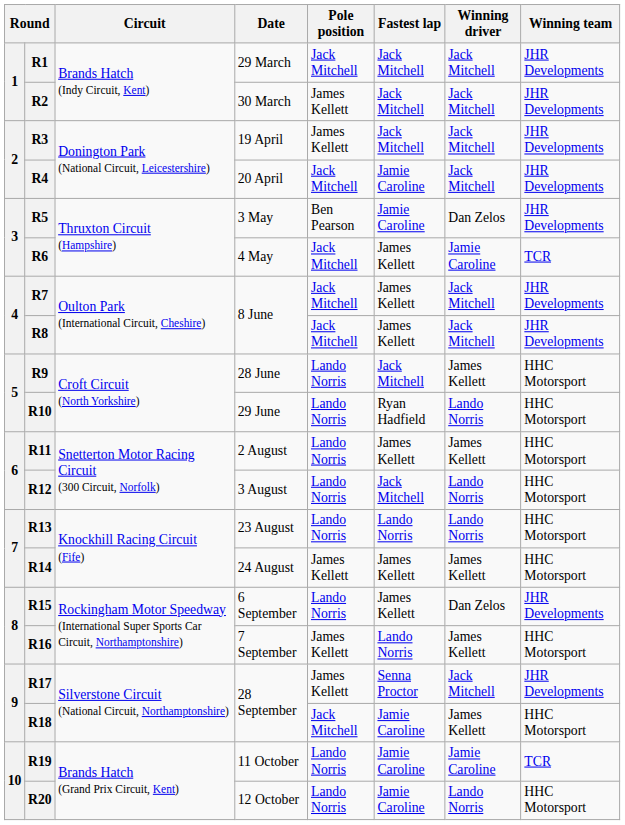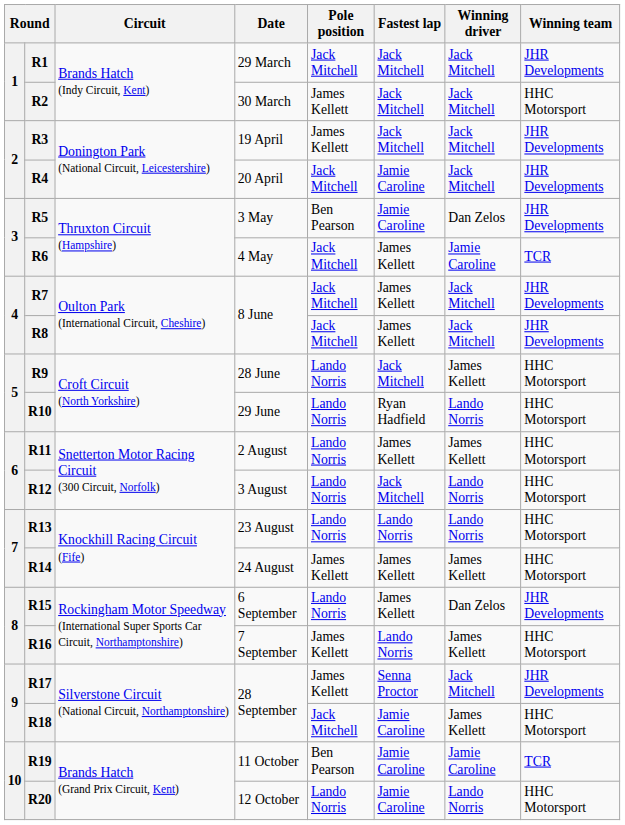(564, 101) JHR Developments -> (555, 101) HHC Motorsport
(329, 761) Lando Norris -> (333, 761) Ben Pearson
